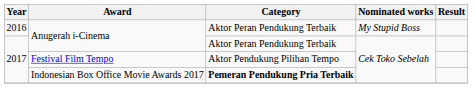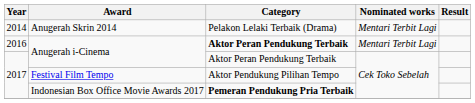+ row: (17, 28)
(272, 28) normal -> (278, 43) bold
(389, 28) My Stupid Boss -> (397, 43) Mentari Terbit Lagi
